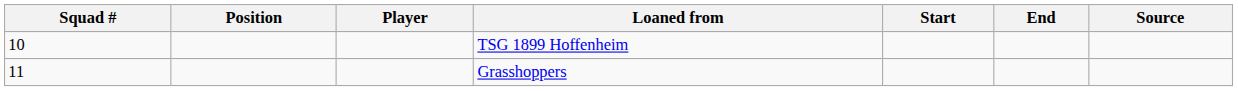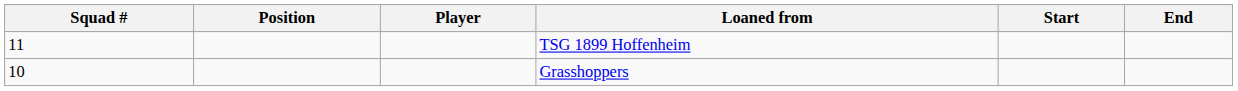- column: (1160, 18)
(17, 45) 10 -> (16, 45) 11
(16, 72) 11 -> (17, 72) 10
